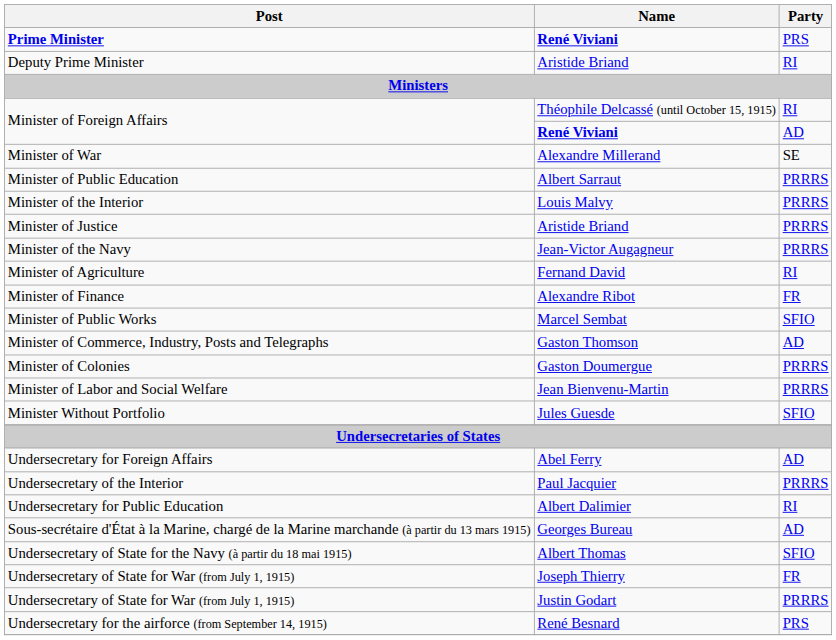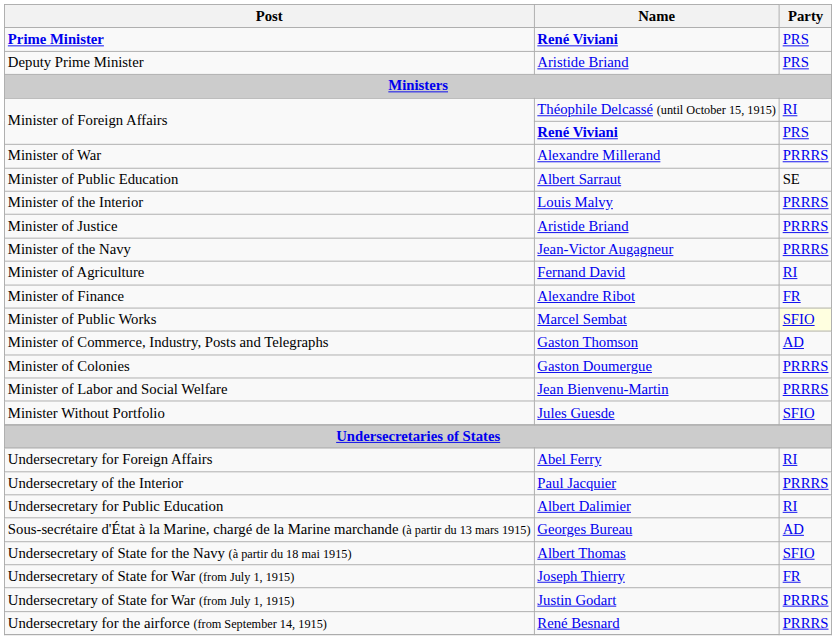(790, 62) RI -> (796, 62) PRS
(793, 132) AD -> (796, 132) PRS
(791, 156) SE -> (806, 156) PRRRS
(806, 179) PRRRS -> (791, 179) SE
(799, 319) no background -> (799, 319) lightyellow background
(793, 459) AD -> (790, 459) RI
(796, 623) PRS -> (806, 623) PRRRS
